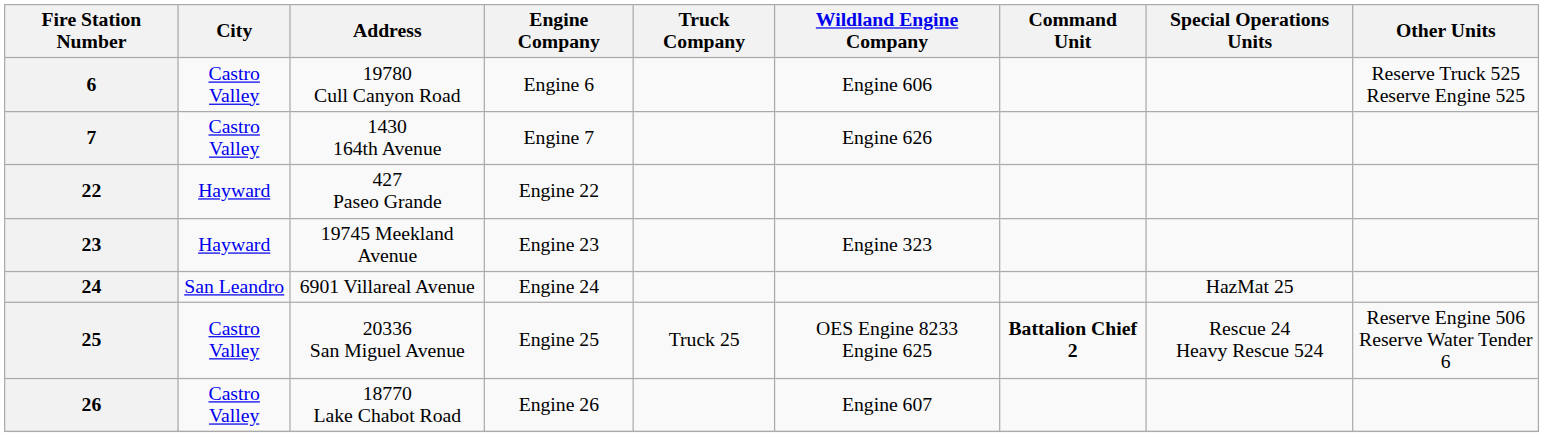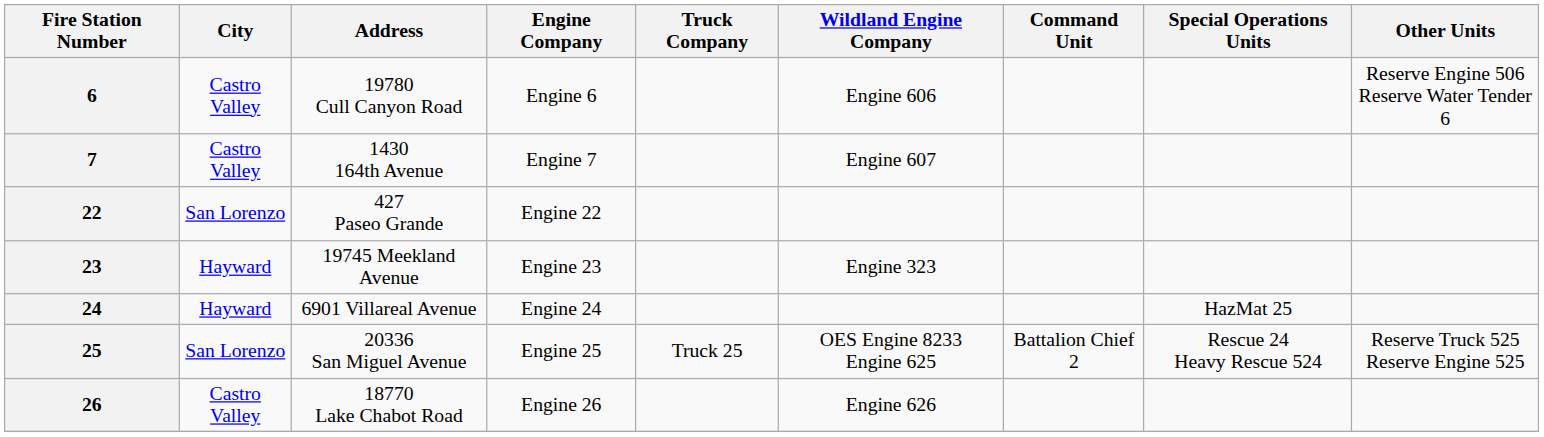(1446, 84) Reserve Truck 525 Reserve Engine 525 -> (1445, 95) Reserve Engine 506 Reserve Water Tender 6
(887, 137) Engine 626 -> (891, 160) Engine 607
(234, 191) Hayward -> (235, 213) San Lorenzo
(234, 286) San Leandro -> (235, 309) Hayward
(234, 340) Castro Valley -> (235, 351) San Lorenzo
(1073, 340) bold -> (1074, 351) normal
(1446, 340) Reserve Engine 506 Reserve Water Tender 6 -> (1445, 351) Reserve Truck 525 Reserve Engine 525
(887, 404) Engine 607 -> (891, 404) Engine 626
